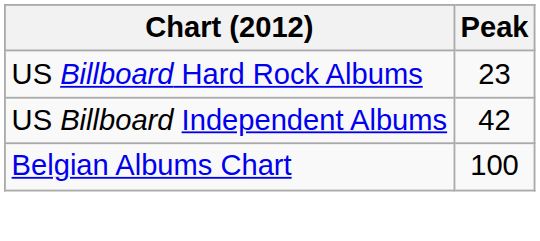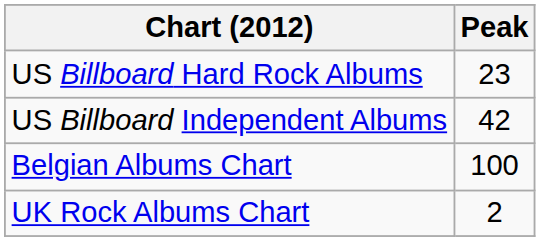+ row: (161, 212)
